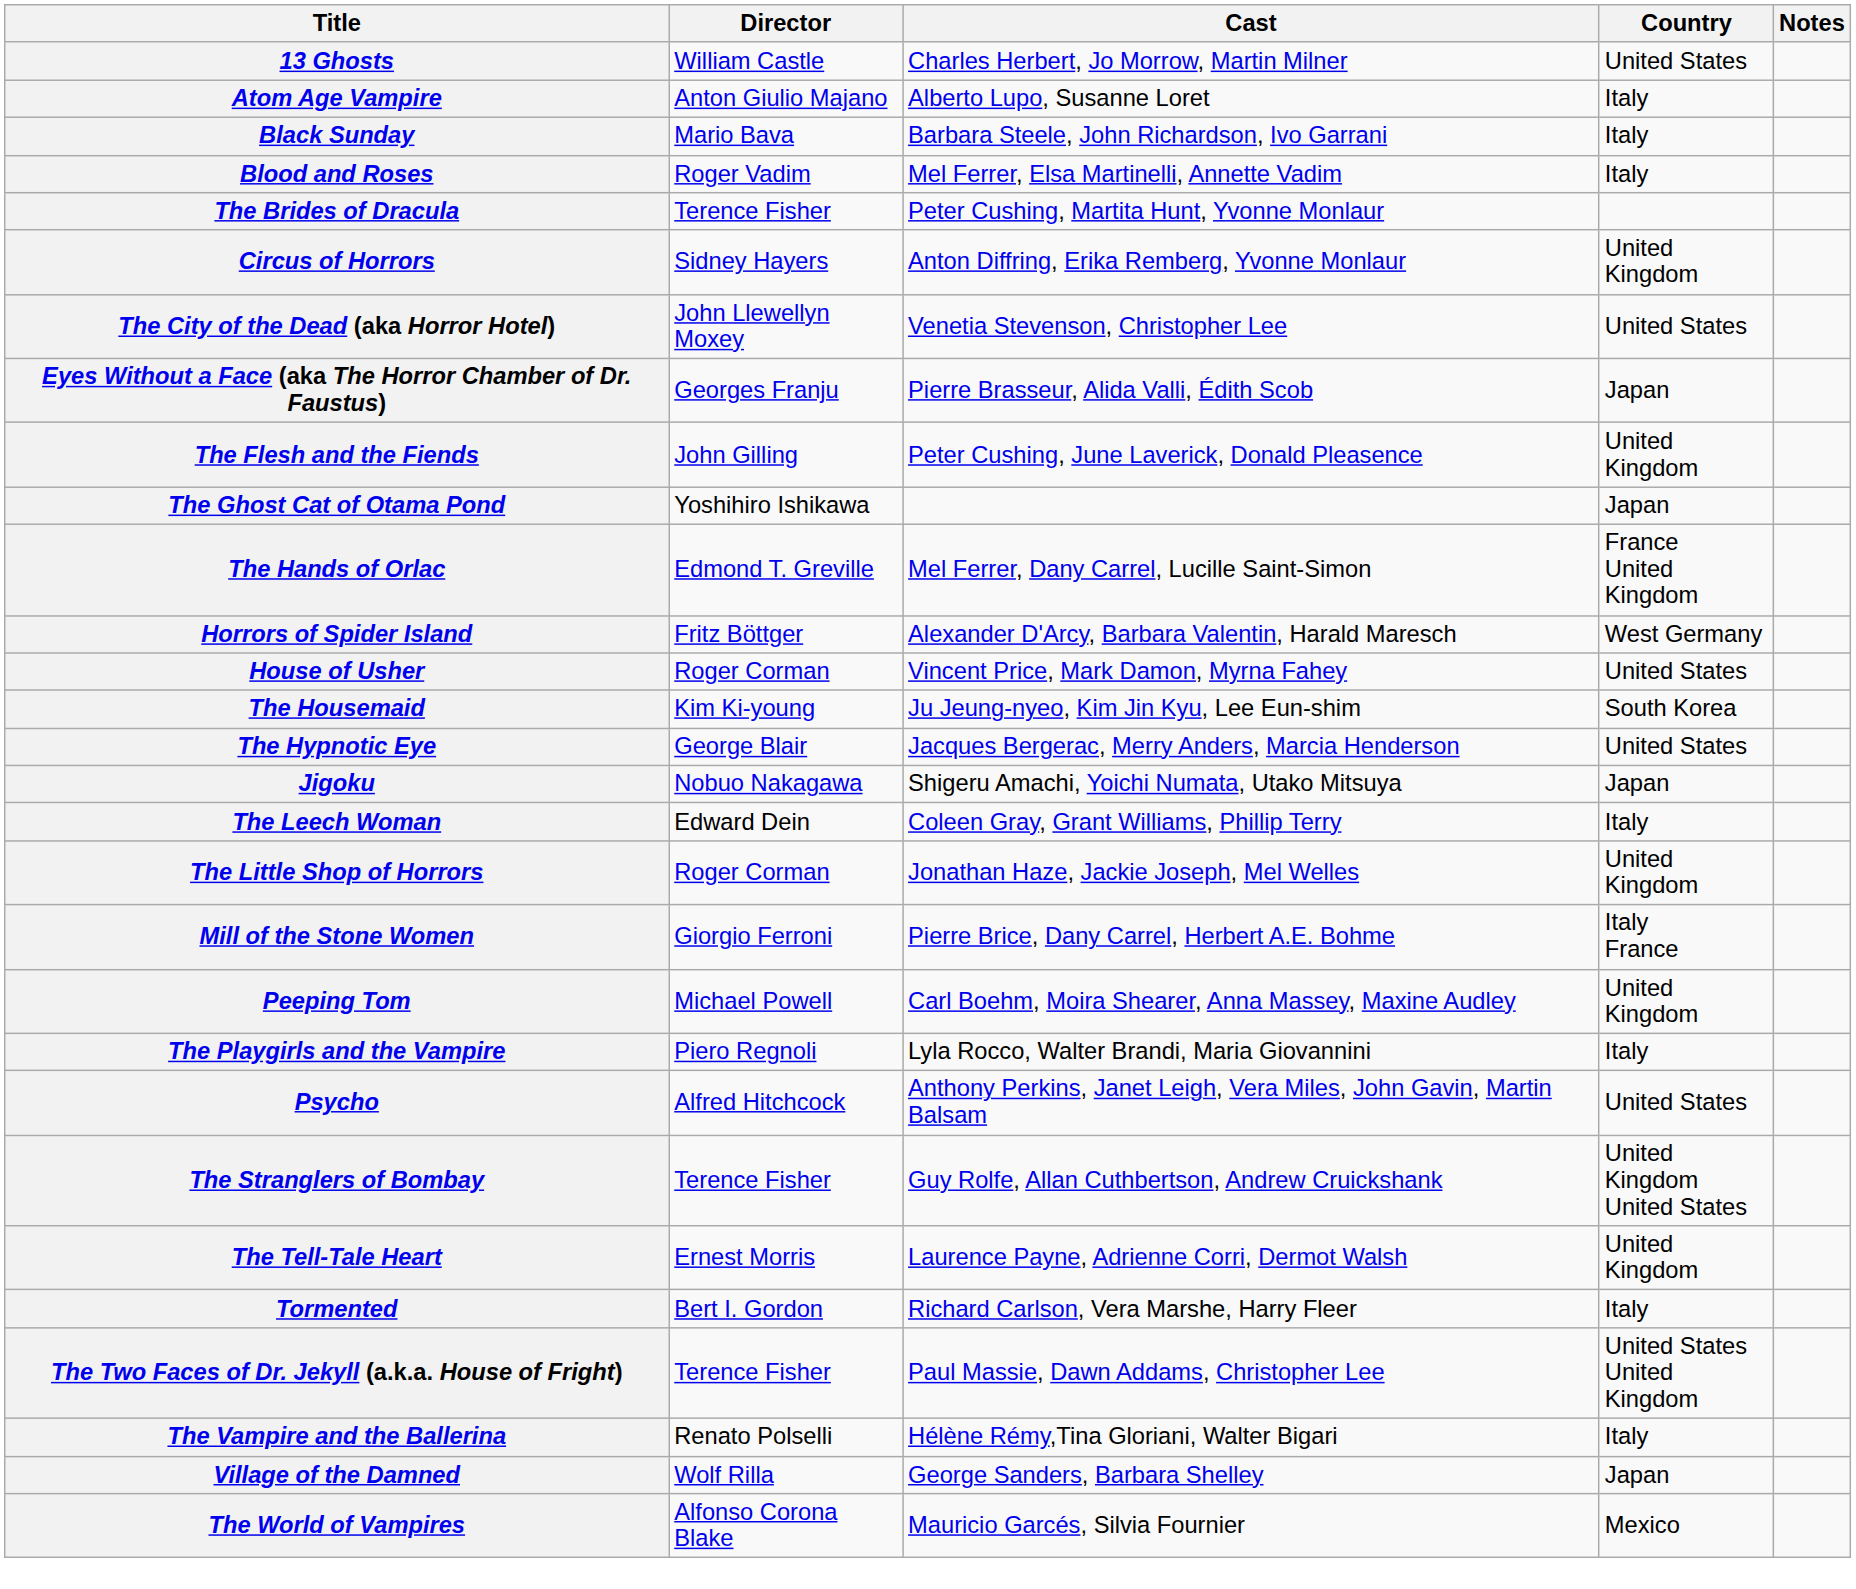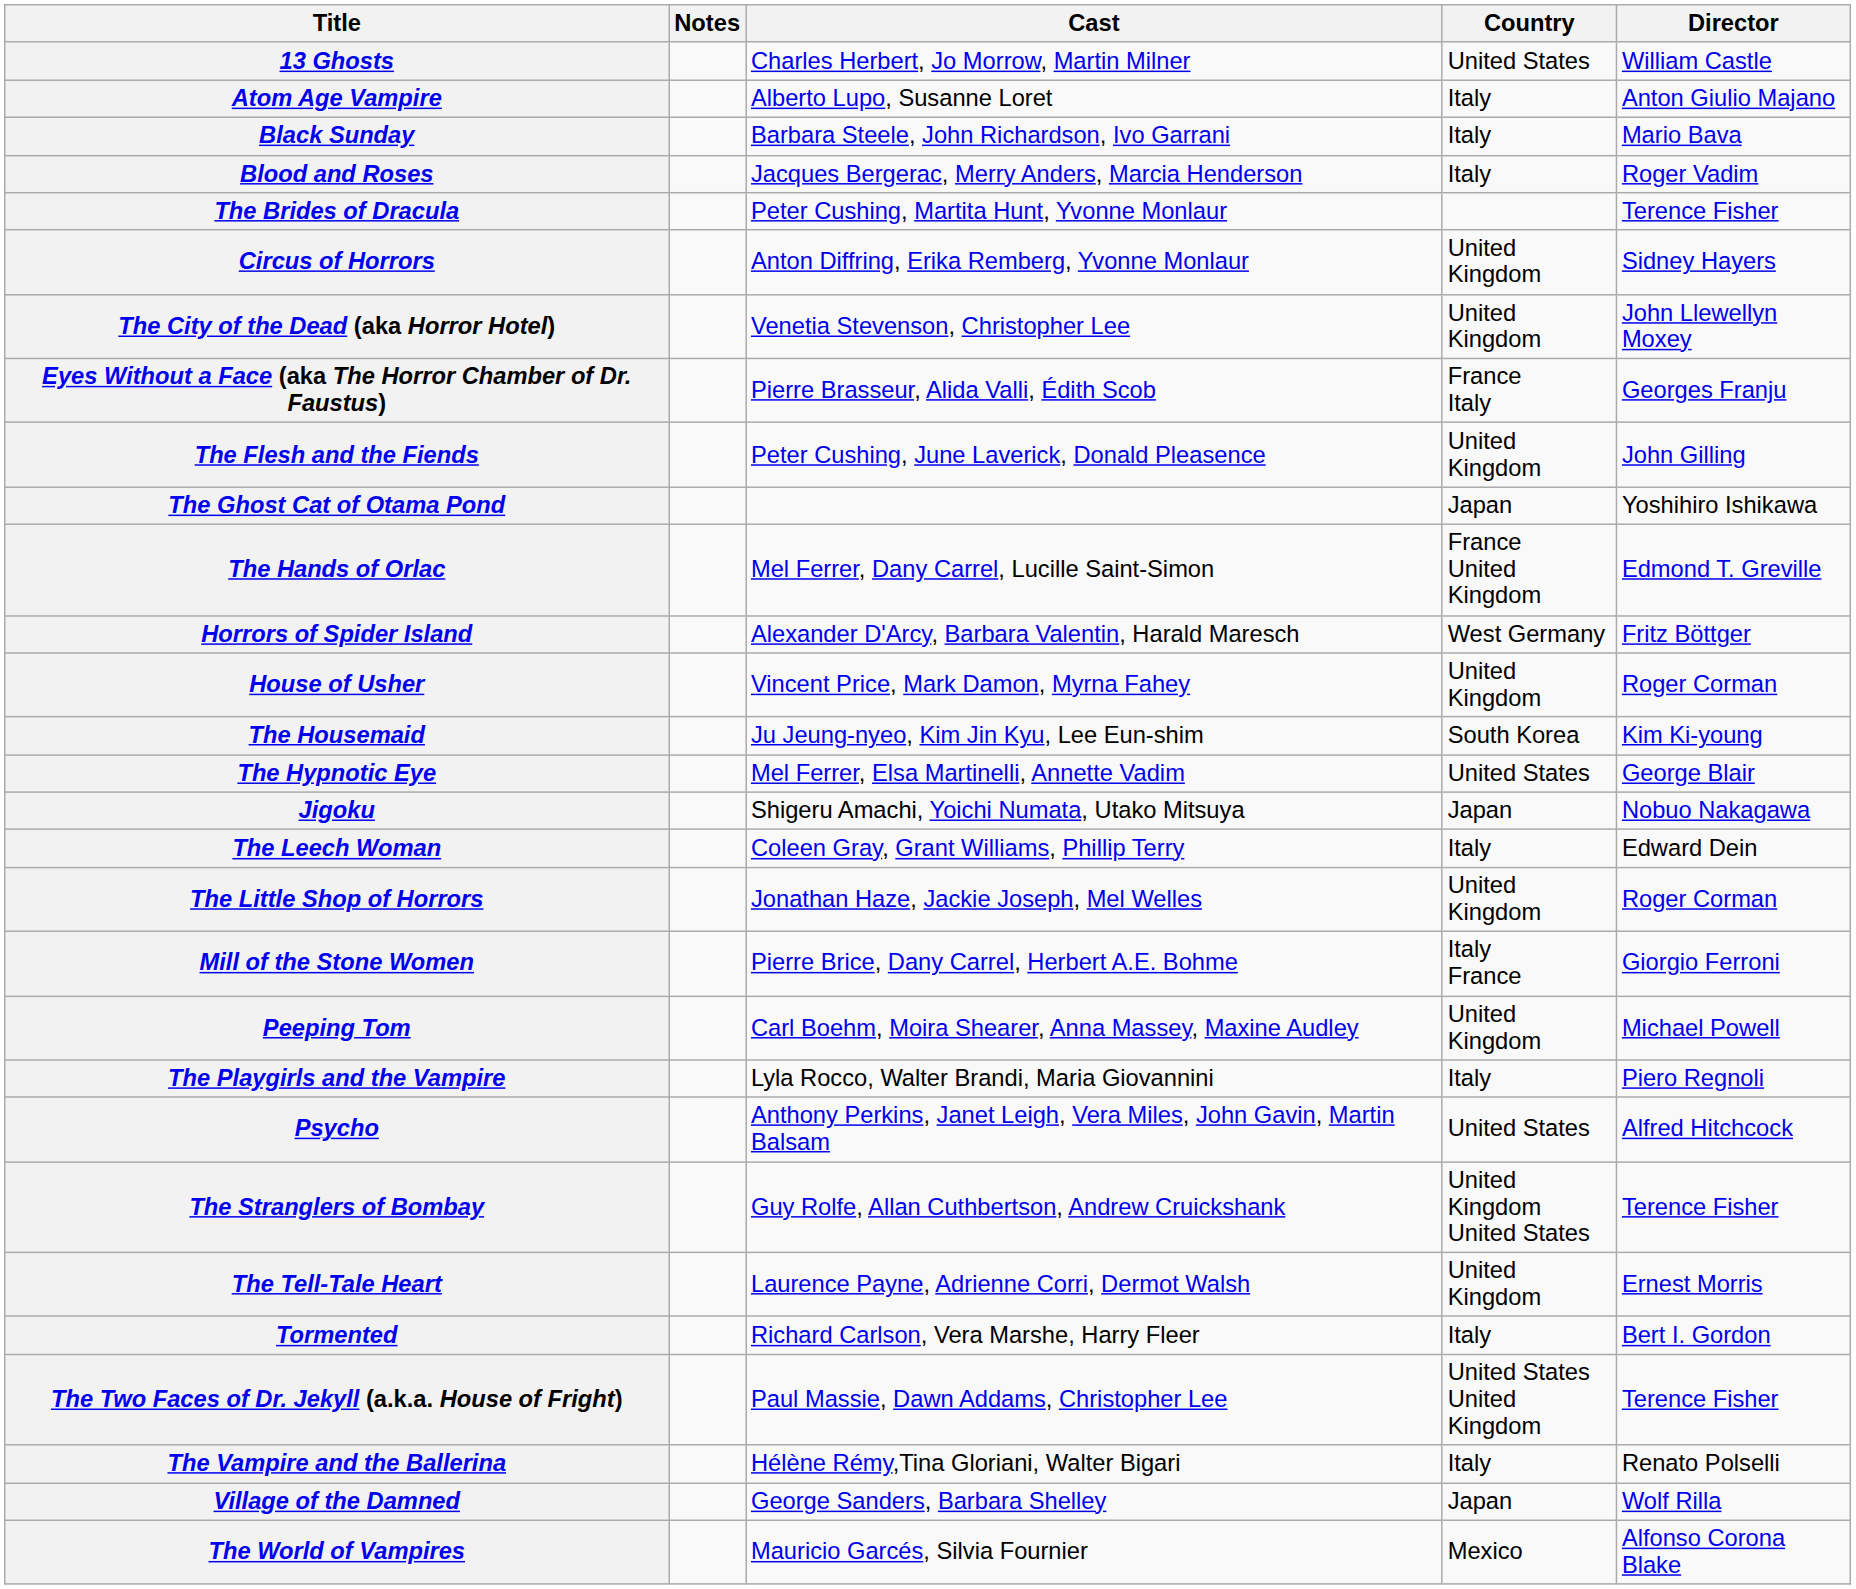columns swapped: (786, 23) <-> (1812, 23)
(1125, 173) Mel Ferrer, Elsa Martinelli, Annette Vadim -> (1027, 173) Jacques Bergerac, Merry Anders, Marcia Henderson
(1676, 326) United States -> (1494, 326) United Kingdom
(1637, 390) Japan -> (1485, 390) France Italy
(1676, 671) United States -> (1494, 684) United Kingdom
(1184, 746) Jacques Bergerac, Merry Anders, Marcia Henderson -> (968, 773) Mel Ferrer, Elsa Martinelli, Annette Vadim
